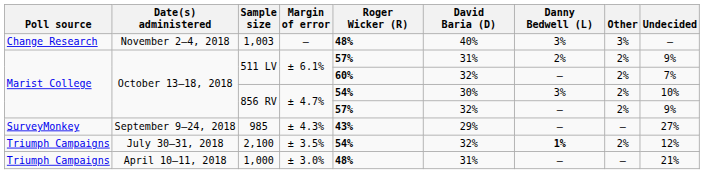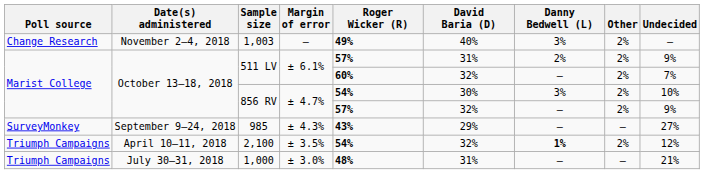(344, 42) 48% -> (344, 42) 49%
(623, 42) 3% -> (623, 42) 2%
(175, 143) July 30–31, 2018 -> (175, 143) April 10–11, 2018
(175, 160) April 10–11, 2018 -> (175, 160) July 30–31, 2018
